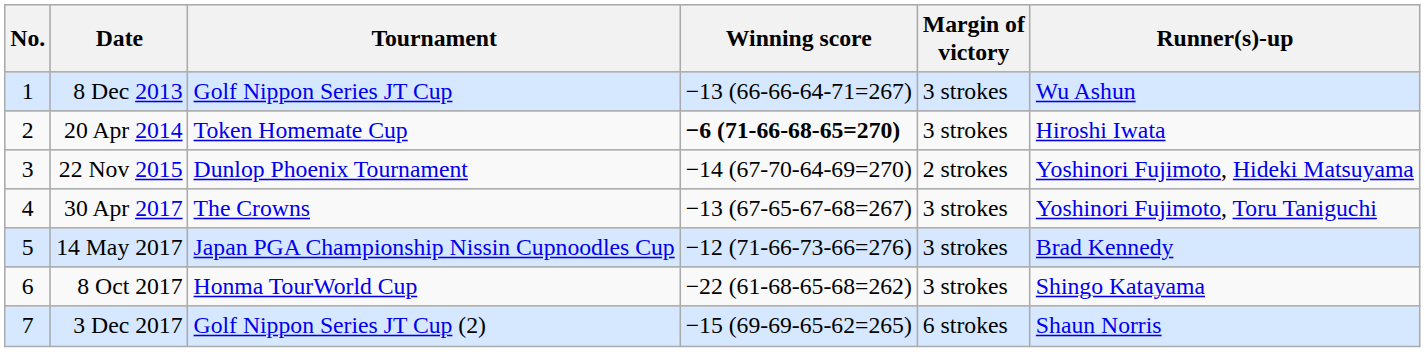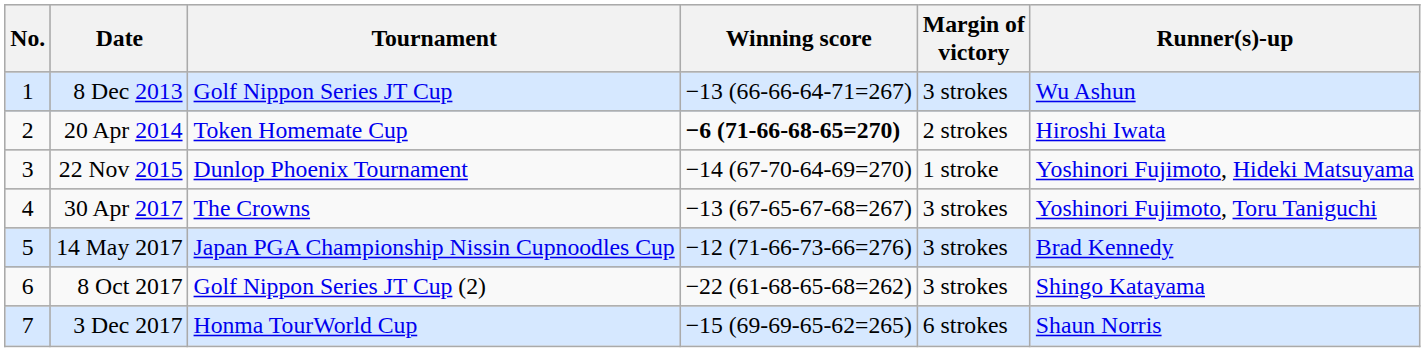(965, 130) 3 strokes -> (965, 130) 2 strokes
(965, 169) 2 strokes -> (961, 169) 1 stroke
(305, 286) Honma TourWorld Cup -> (340, 286) Golf Nippon Series JT Cup (2)
(340, 325) Golf Nippon Series JT Cup (2) -> (305, 325) Honma TourWorld Cup
